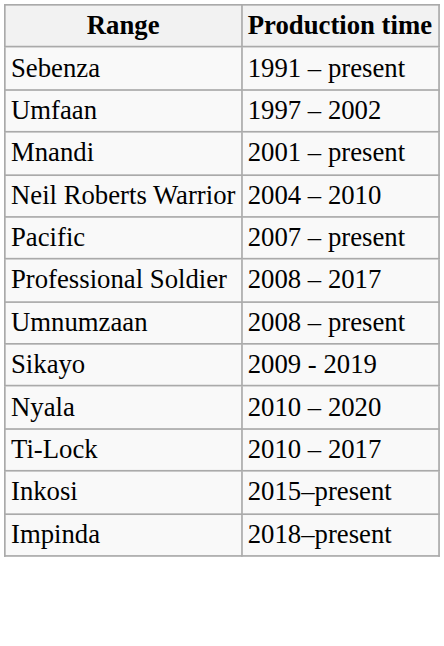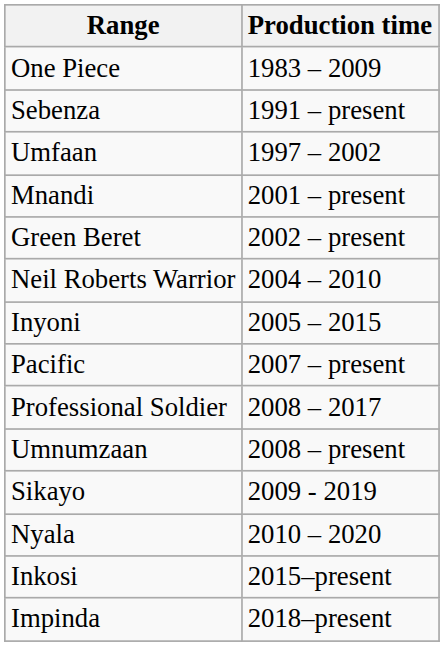+ row: (66, 68)
+ row: (76, 237)
+ row: (46, 322)
- row: (54, 449)
